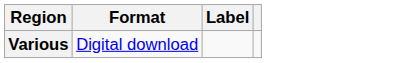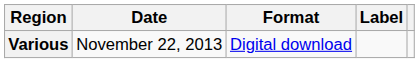+ column: (149, 17)
